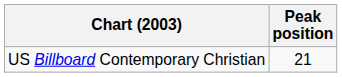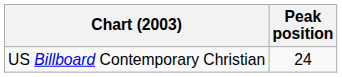(303, 59) 21 -> (303, 59) 24
